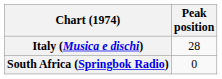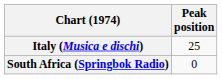(194, 45) 28 -> (194, 45) 25
